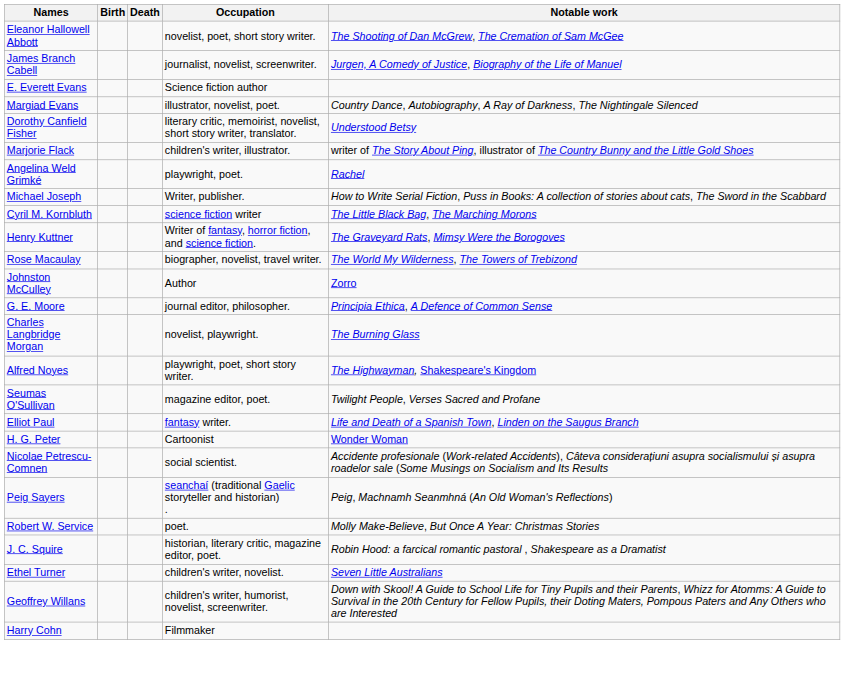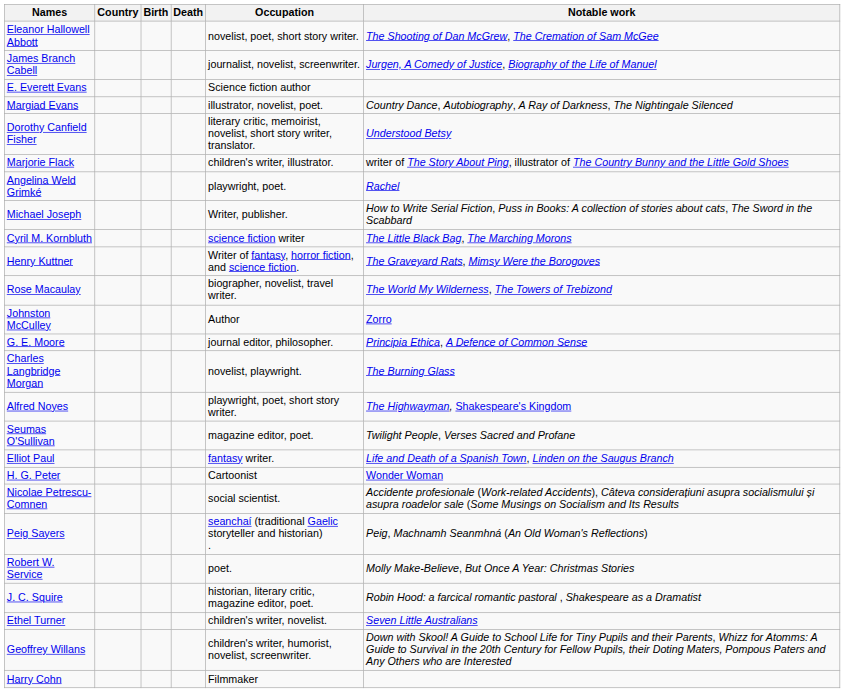+ column: (118, 13)
